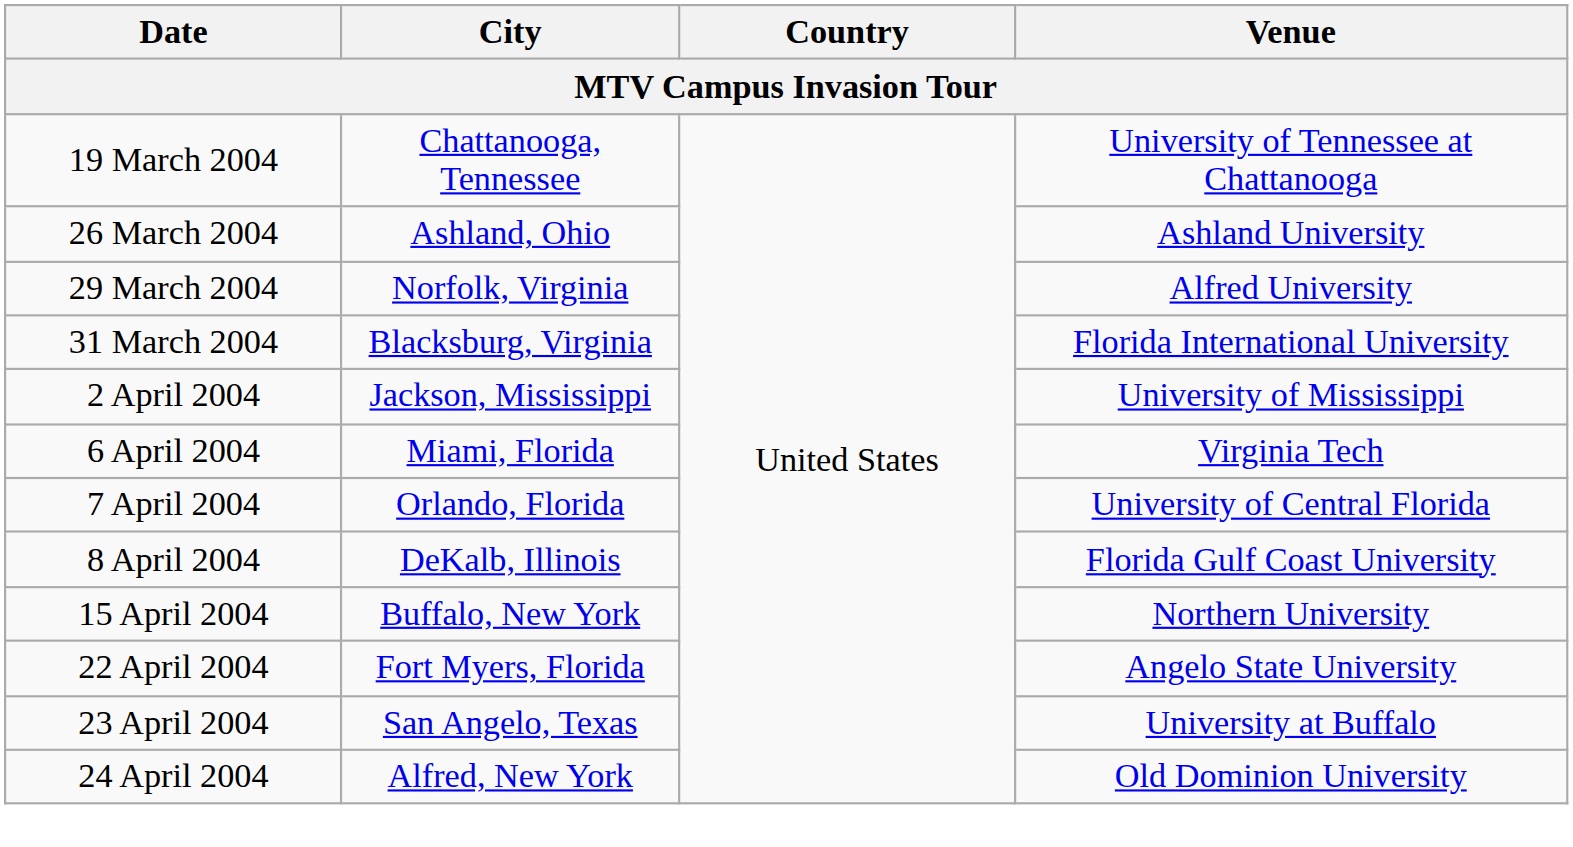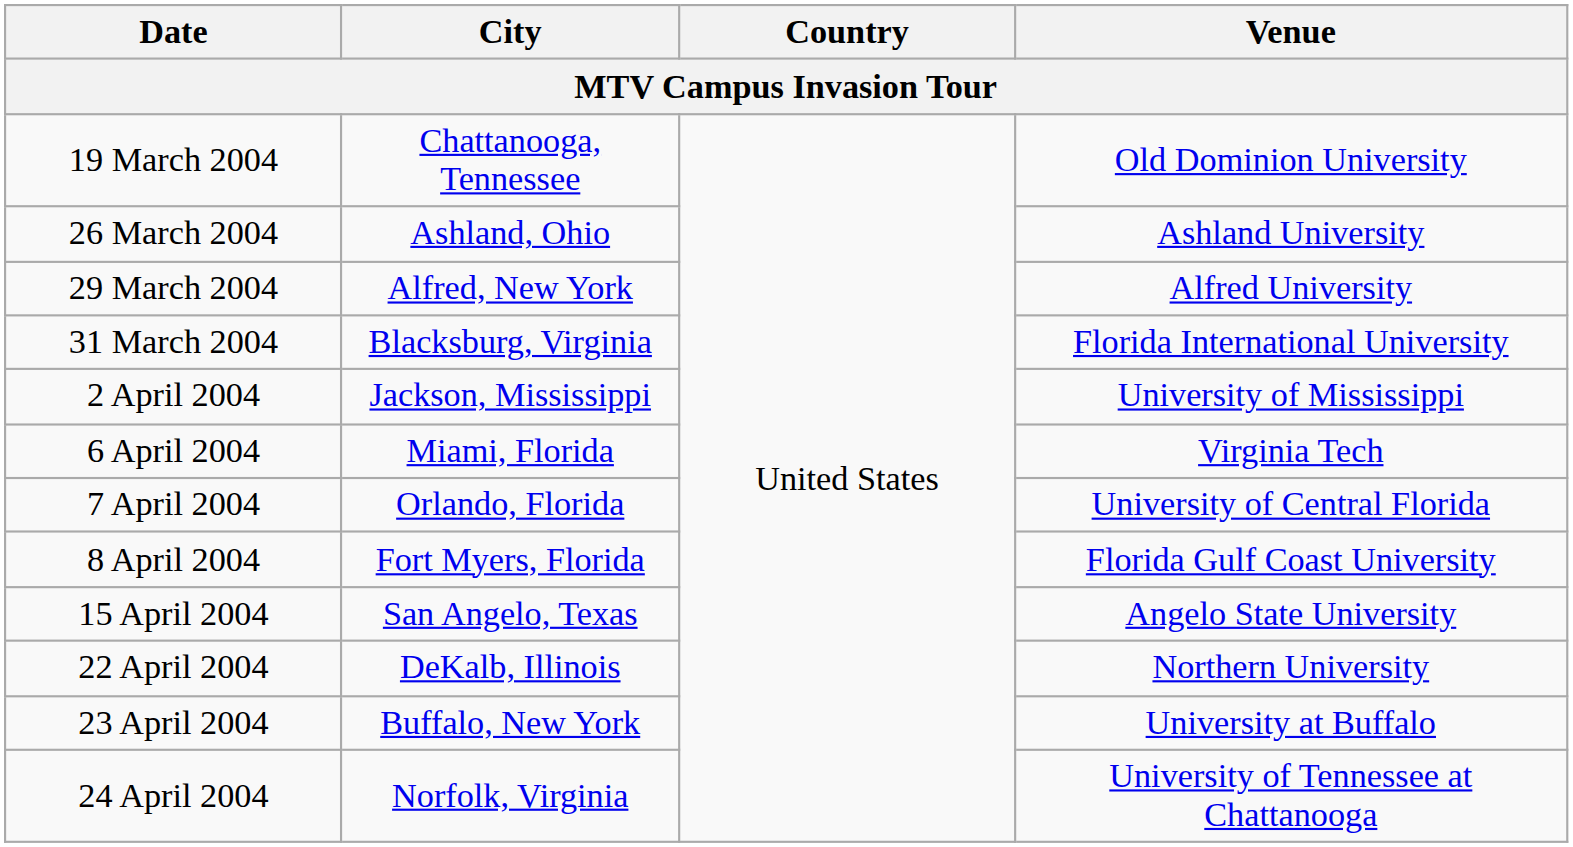(1291, 159) University of Tennessee at Chattanooga -> (1291, 159) Old Dominion University
(510, 287) Norfolk, Virginia -> (510, 287) Alfred, New York
(510, 558) DeKalb, Illinois -> (510, 558) Fort Myers, Florida
(510, 613) Buffalo, New York -> (510, 613) San Angelo, Texas
(1291, 613) Northern University -> (1291, 613) Angelo State University
(510, 667) Fort Myers, Florida -> (510, 667) DeKalb, Illinois
(1291, 667) Angelo State University -> (1291, 667) Northern University
(510, 721) San Angelo, Texas -> (510, 721) Buffalo, New York
(510, 776) Alfred, New York -> (510, 795) Norfolk, Virginia
(1291, 776) Old Dominion University -> (1291, 795) University of Tennessee at Chattanooga
